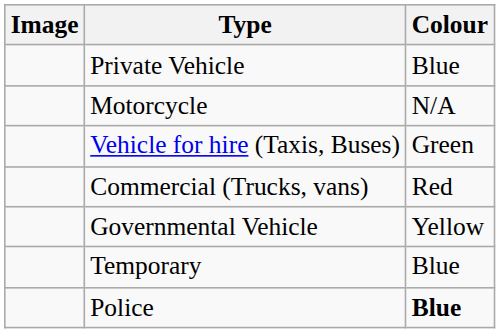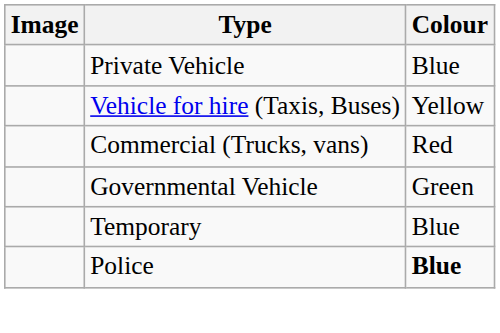- row: (149, 105)
(443, 145) Green -> (448, 105) Yellow
(448, 226) Yellow -> (443, 186) Green
